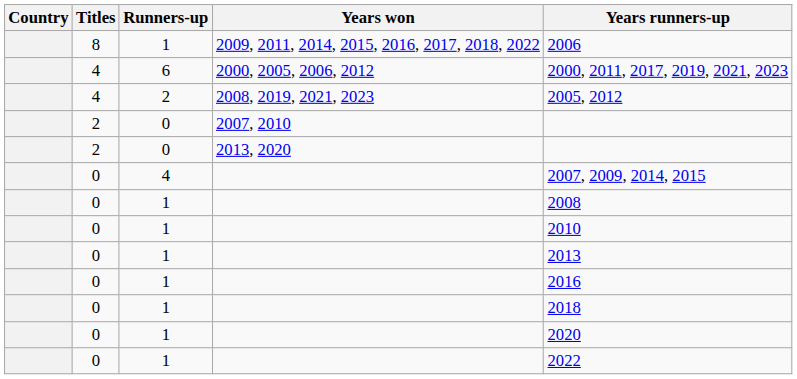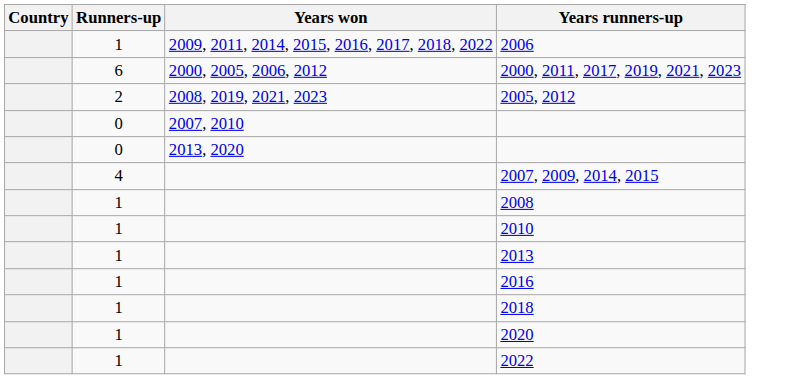- column: (96, 17)
